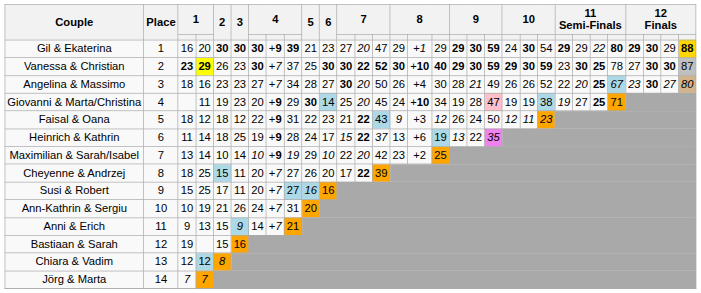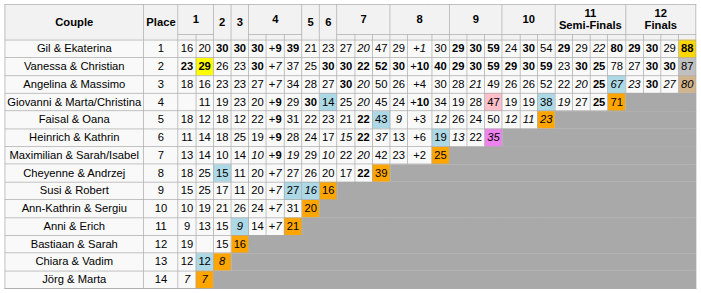(441, 48) 29 -> (441, 48) 30
